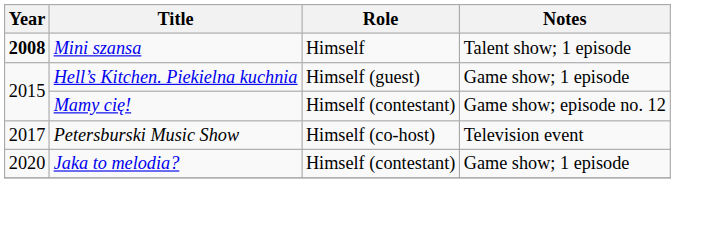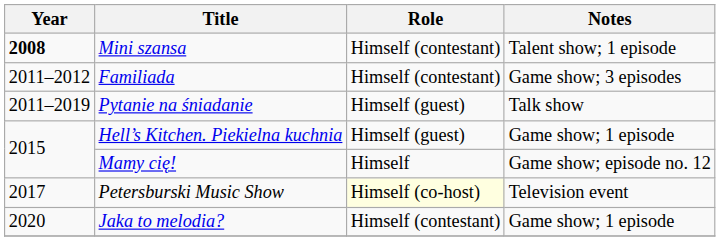(335, 47) Himself -> (426, 47) Himself (contestant)
+ row: (137, 76)
+ row: (176, 105)
(381, 105) Himself (contestant) -> (380, 163) Himself
(370, 134) no background -> (415, 192) lightyellow background
